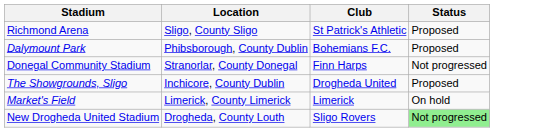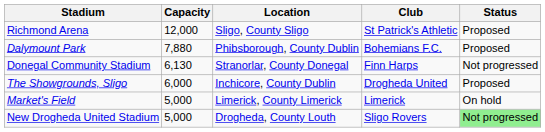+ column: (187, 13)
